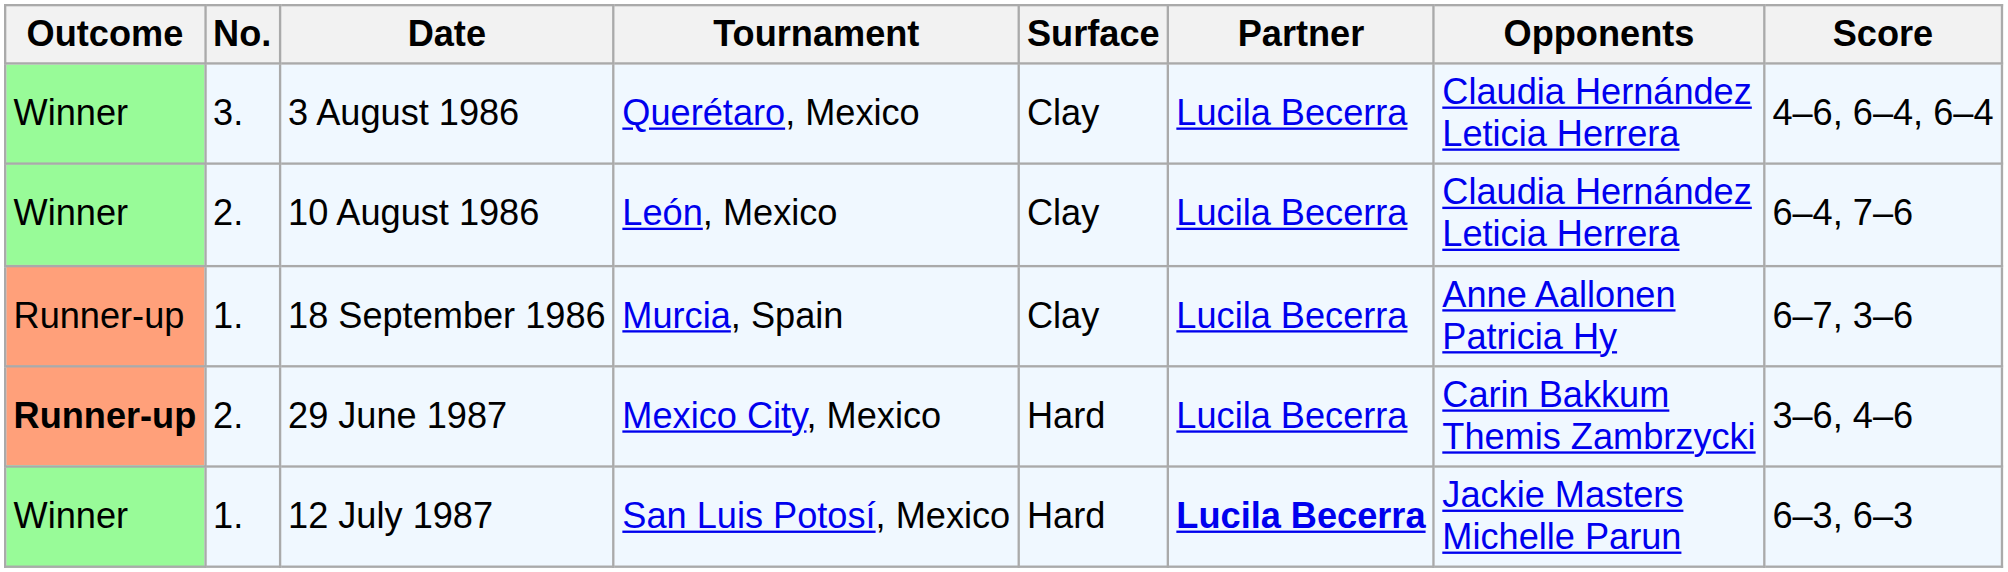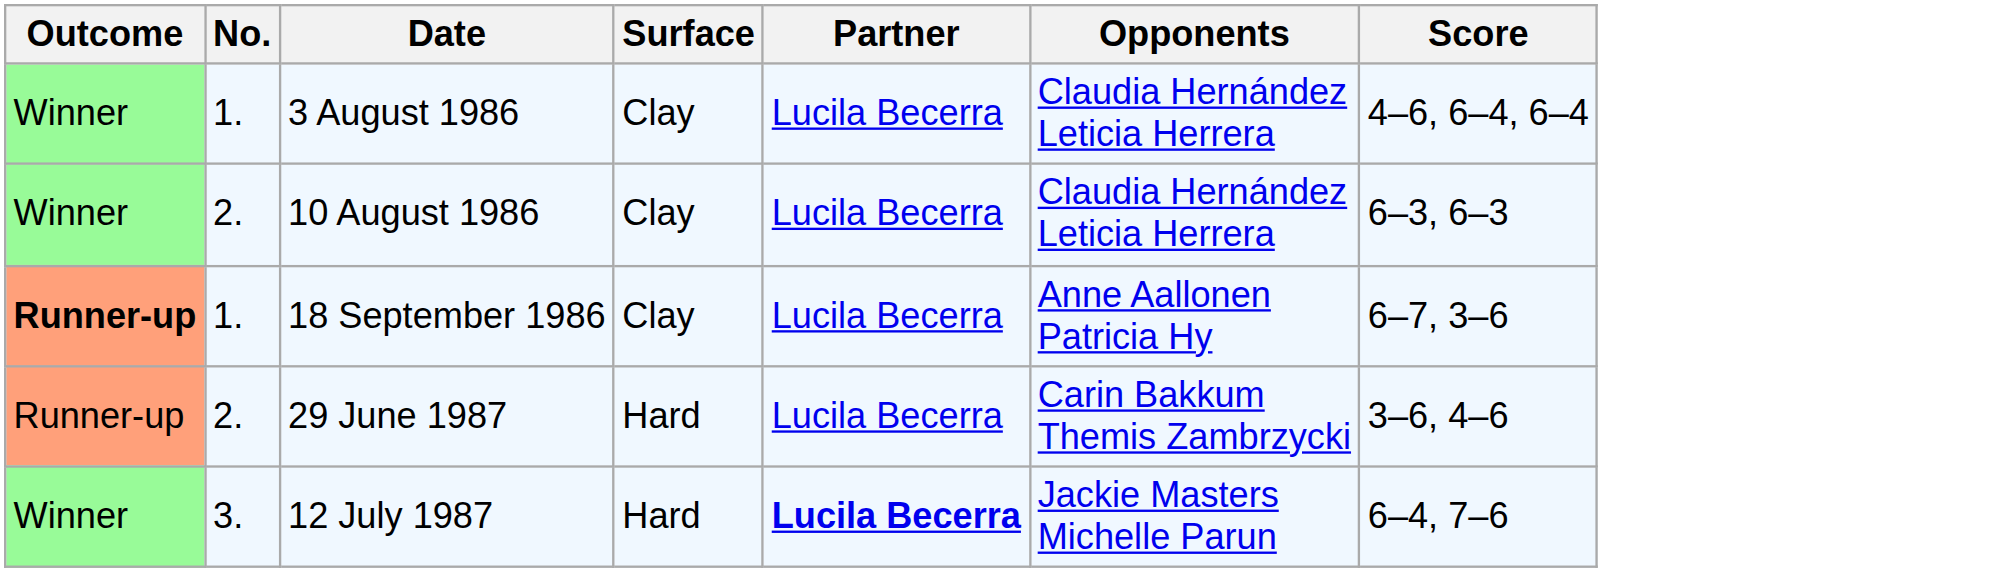- column: (816, 33)
(228, 113) 3. -> (228, 113) 1.
(1843, 213) 6–4, 7–6 -> (1438, 213) 6–3, 6–3
(99, 314) normal -> (105, 314) bold
(105, 414) bold -> (99, 414) normal
(228, 515) 1. -> (228, 515) 3.
(1843, 515) 6–3, 6–3 -> (1438, 515) 6–4, 7–6
